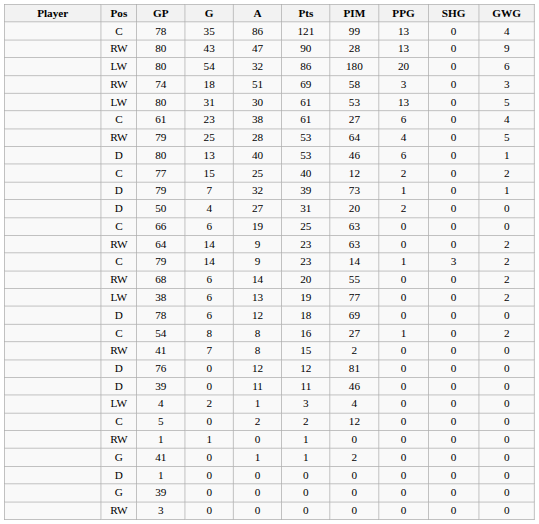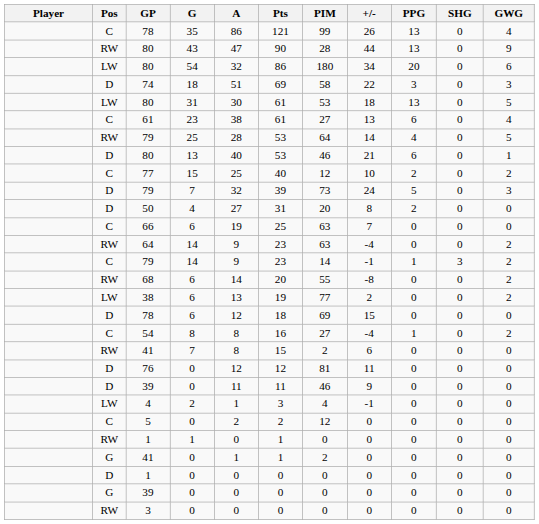+ column: (369, 13)
(119, 84) RW -> (109, 84) D
(404, 191) 1 -> (414, 191) 5
(507, 191) 1 -> (509, 191) 3
